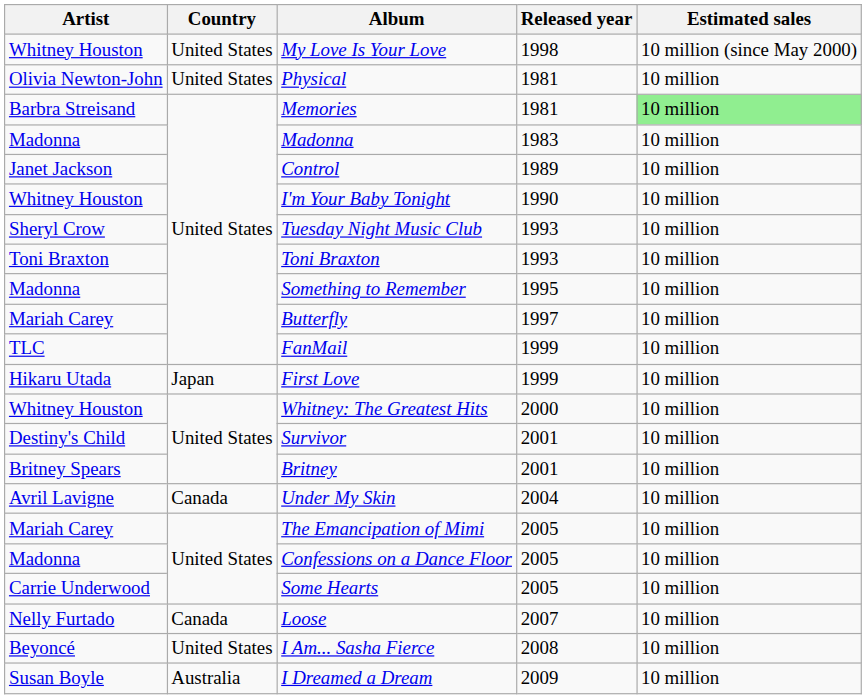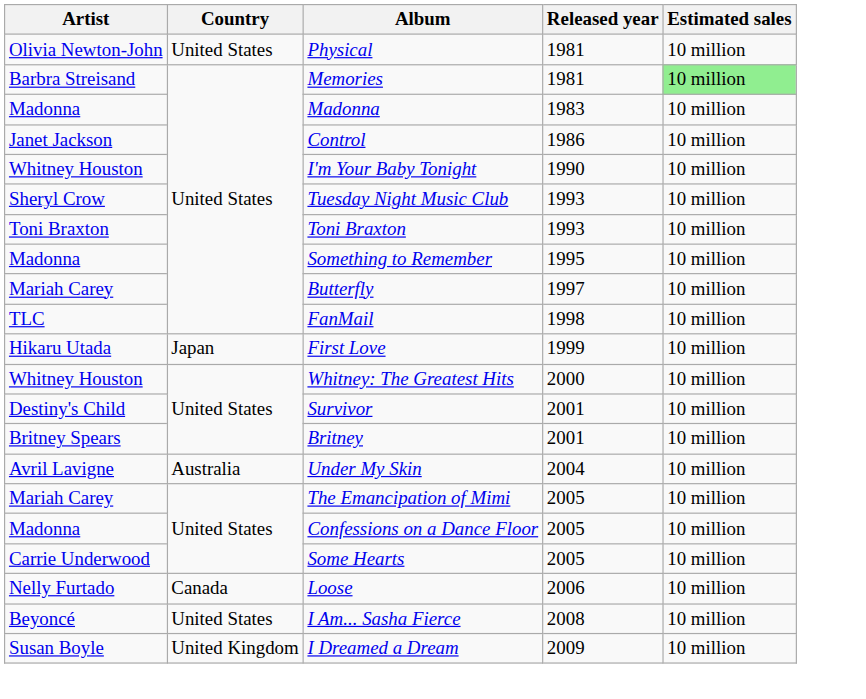- row: (364, 49)
(540, 169) 1989 -> (566, 139) 1986
(540, 348) 1999 -> (566, 318) 1998
(200, 498) Canada -> (206, 468) Australia
(540, 618) 2007 -> (566, 588) 2006
(206, 678) Australia -> (235, 648) United Kingdom
